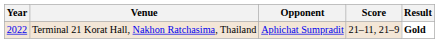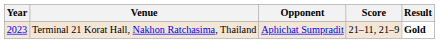(17, 30) 2022 -> (17, 30) 2023
